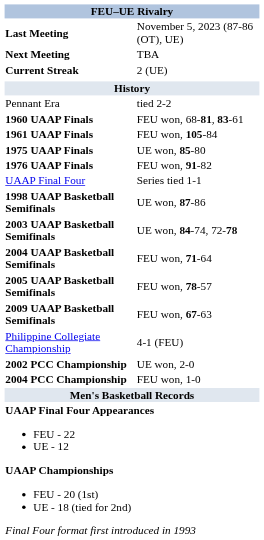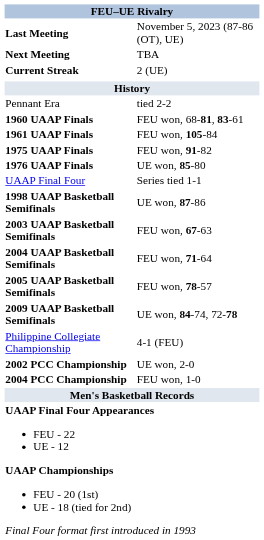(171, 150) UE won, 85-80 -> (174, 150) FEU won, 91-82
(174, 165) FEU won, 91-82 -> (171, 165) UE won, 85-80
(187, 230) UE won, 84-74, 72-78 -> (174, 230) FEU won, 67-63
(174, 314) FEU won, 67-63 -> (187, 314) UE won, 84-74, 72-78
